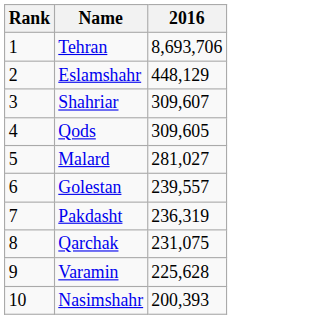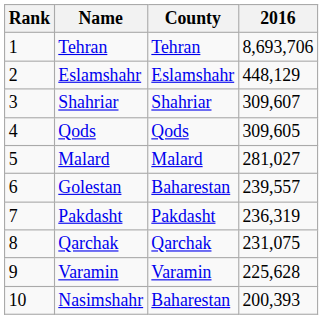+ column: (193, 18)
